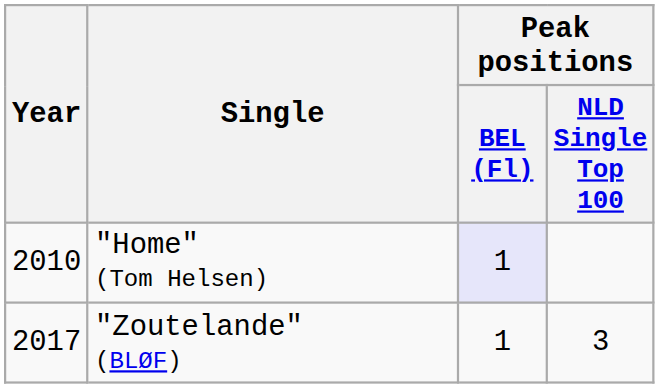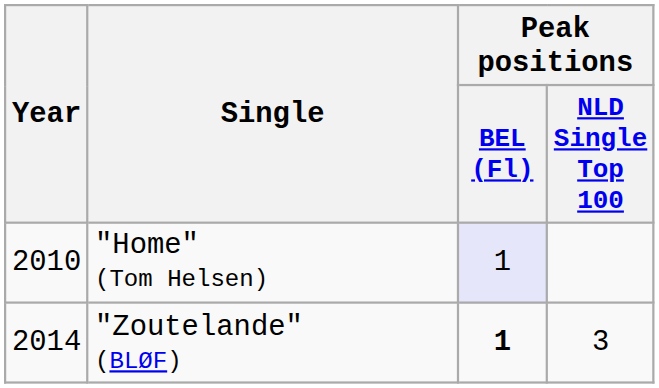(47, 343) 2017 -> (47, 343) 2014
(502, 343) normal -> (502, 343) bold
